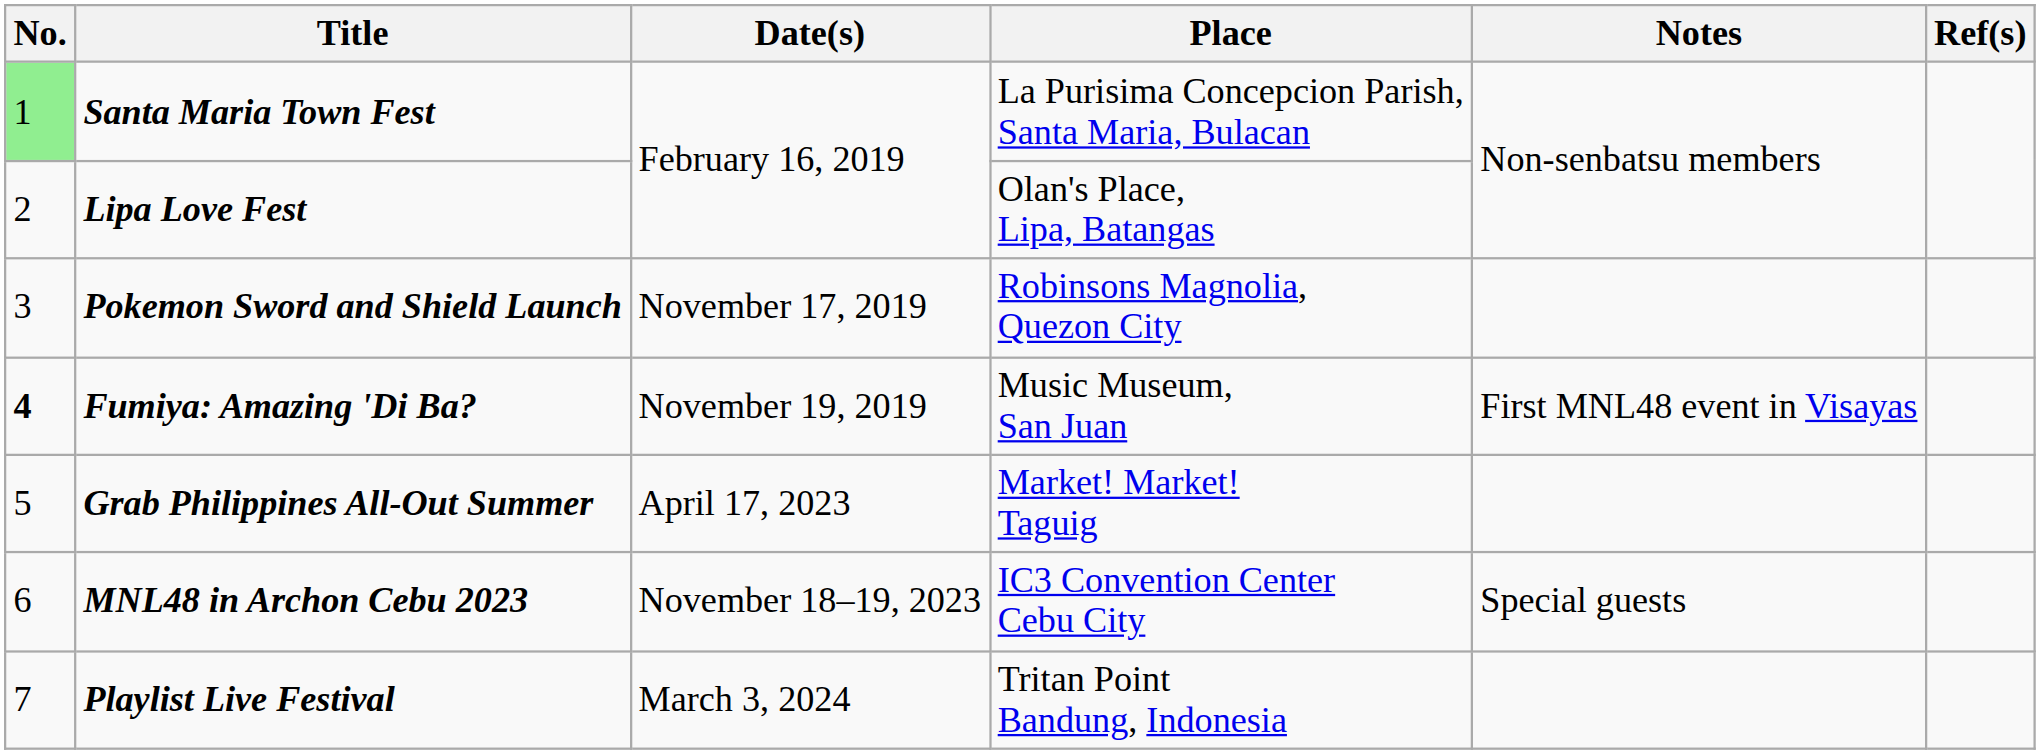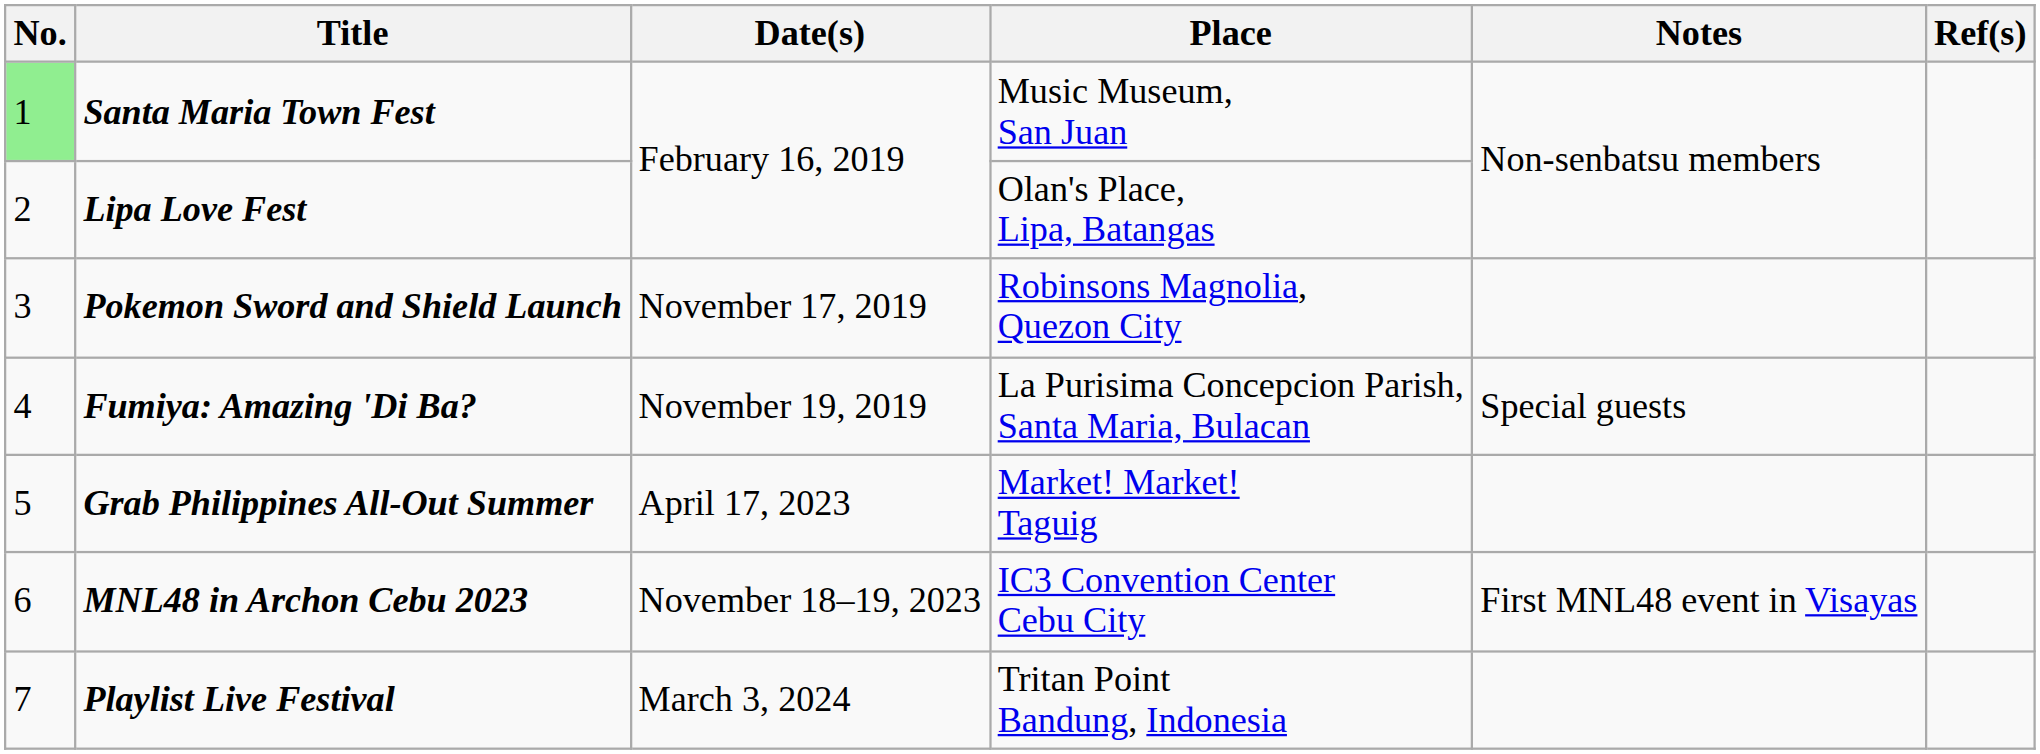(1231, 110) La Purisima Concepcion Parish, Santa Maria, Bulacan -> (1115, 110) Music Museum, San Juan
(23, 404) bold -> (23, 404) normal
(1115, 404) Music Museum, San Juan -> (1231, 404) La Purisima Concepcion Parish, Santa Maria, Bulacan
(1699, 404) First MNL48 event in Visayas -> (1583, 404) Special guests
(1583, 600) Special guests -> (1699, 600) First MNL48 event in Visayas
